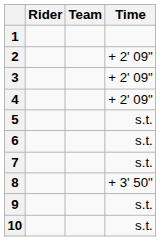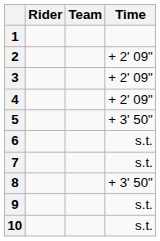(144, 120) s.t. -> (131, 120) + 3' 50"
